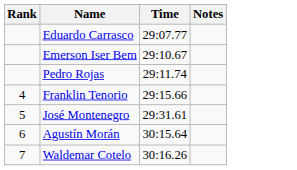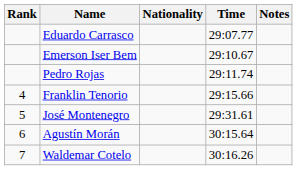+ column: (173, 14)
